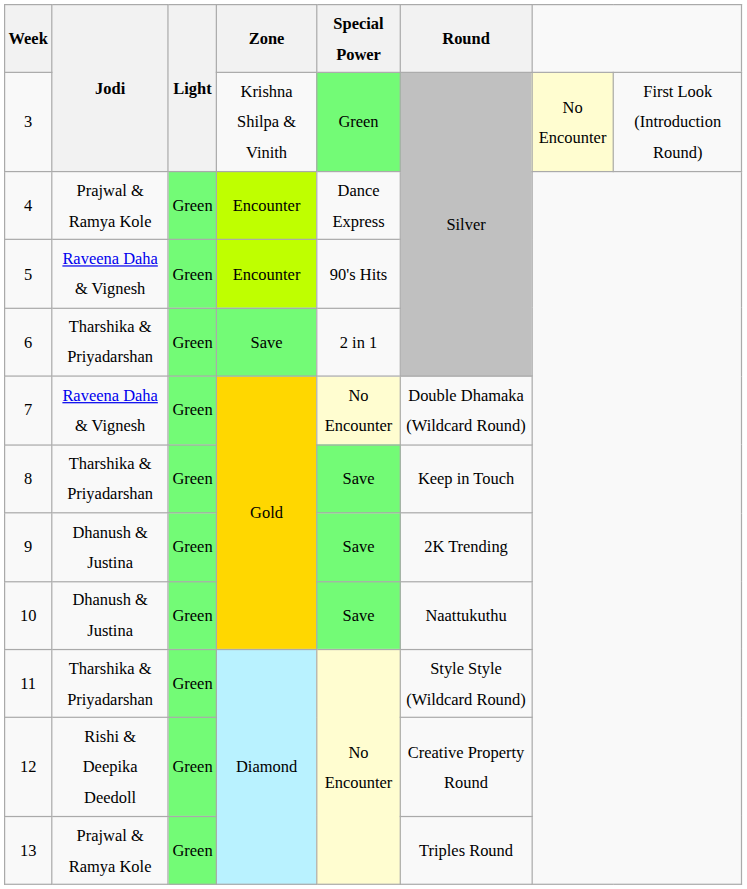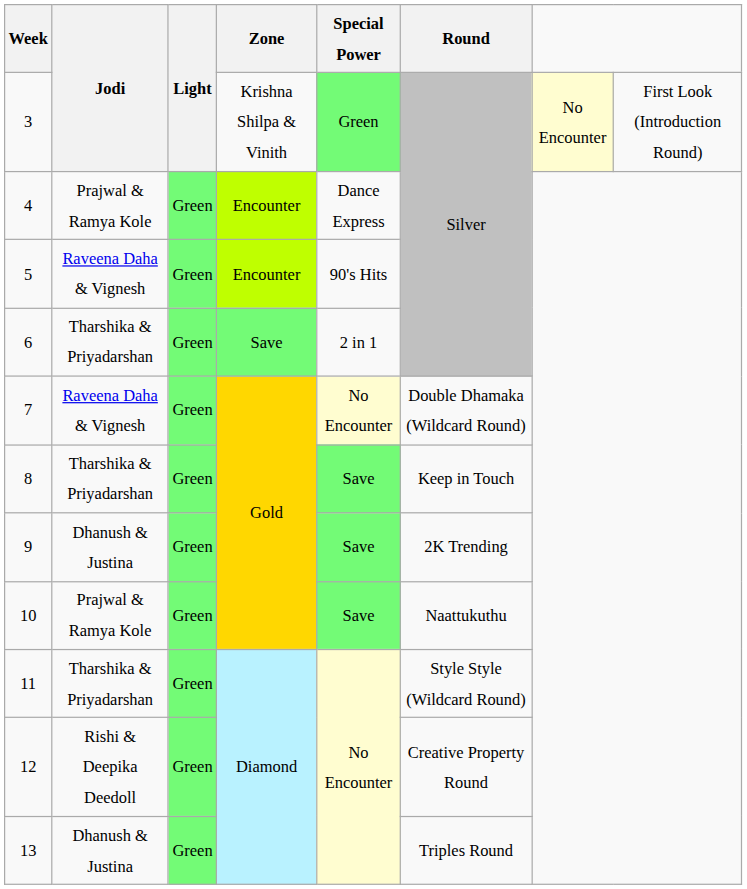(110, 615) Dhanush & Justina -> (110, 615) Prajwal & Ramya Kole
(110, 850) Prajwal & Ramya Kole -> (110, 850) Dhanush & Justina
